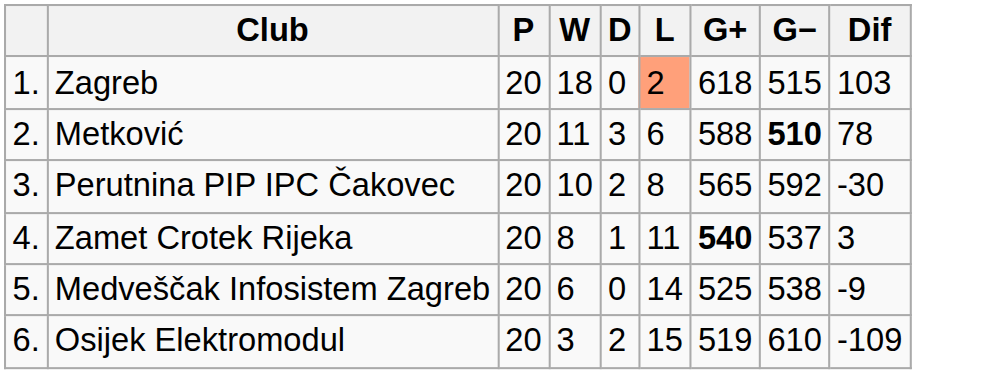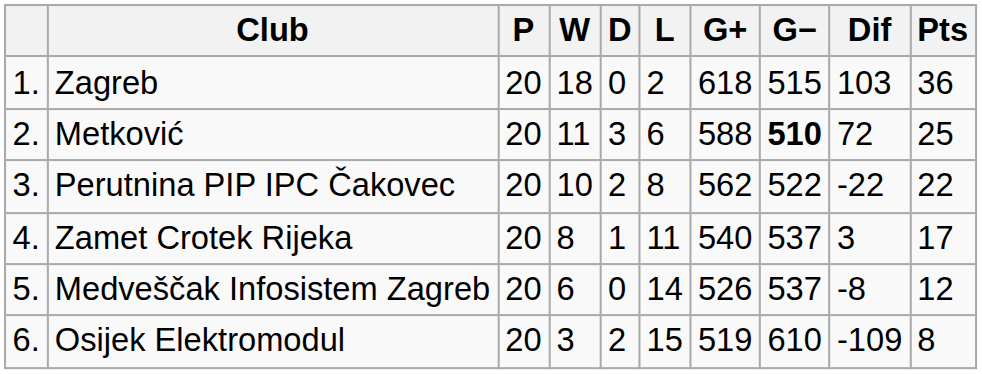+ column: (943, 30)
(656, 82) lightsalmon background -> (656, 82) no background
(855, 133) 78 -> (855, 133) 72
(725, 185) 565 -> (725, 185) 562
(795, 185) 592 -> (795, 185) 522
(861, 185) -30 -> (861, 185) -22
(725, 237) bold -> (725, 237) normal
(725, 289) 525 -> (725, 289) 526
(795, 289) 538 -> (795, 289) 537
(851, 289) -9 -> (851, 289) -8
